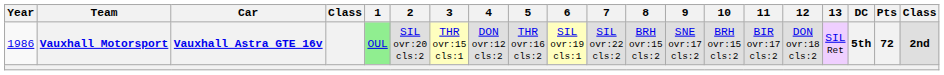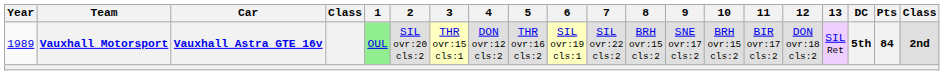(21, 43) 1986 -> (21, 43) 1989
(887, 43) 72 -> (887, 43) 84
